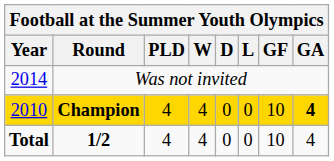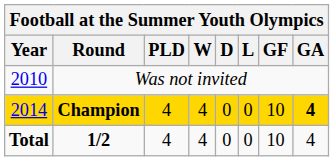(29, 80) 2014 -> (29, 80) 2010
(29, 110) 2010 -> (29, 110) 2014
